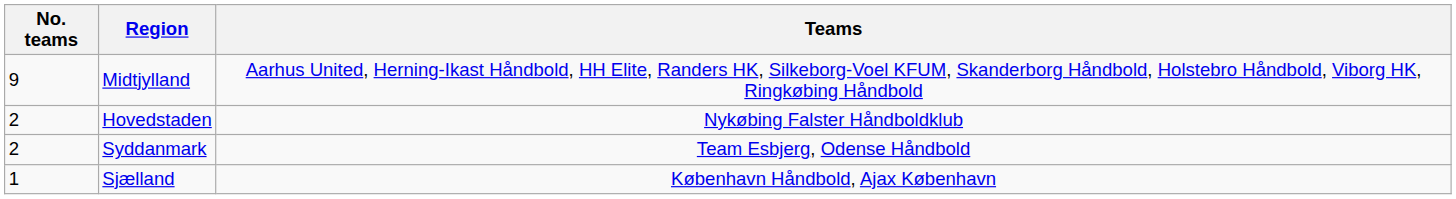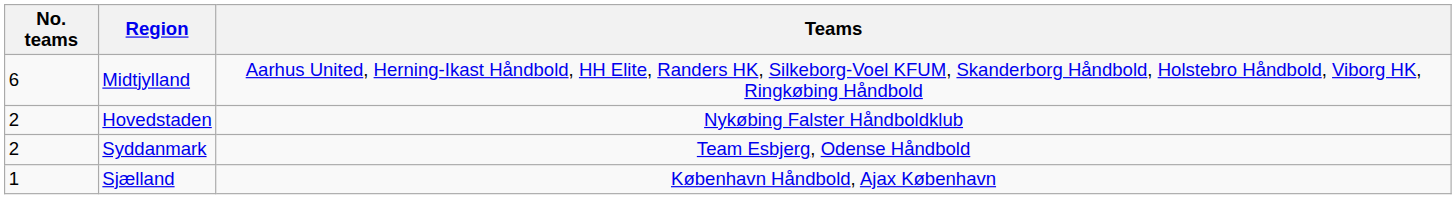(14, 79) 9 -> (14, 79) 6
